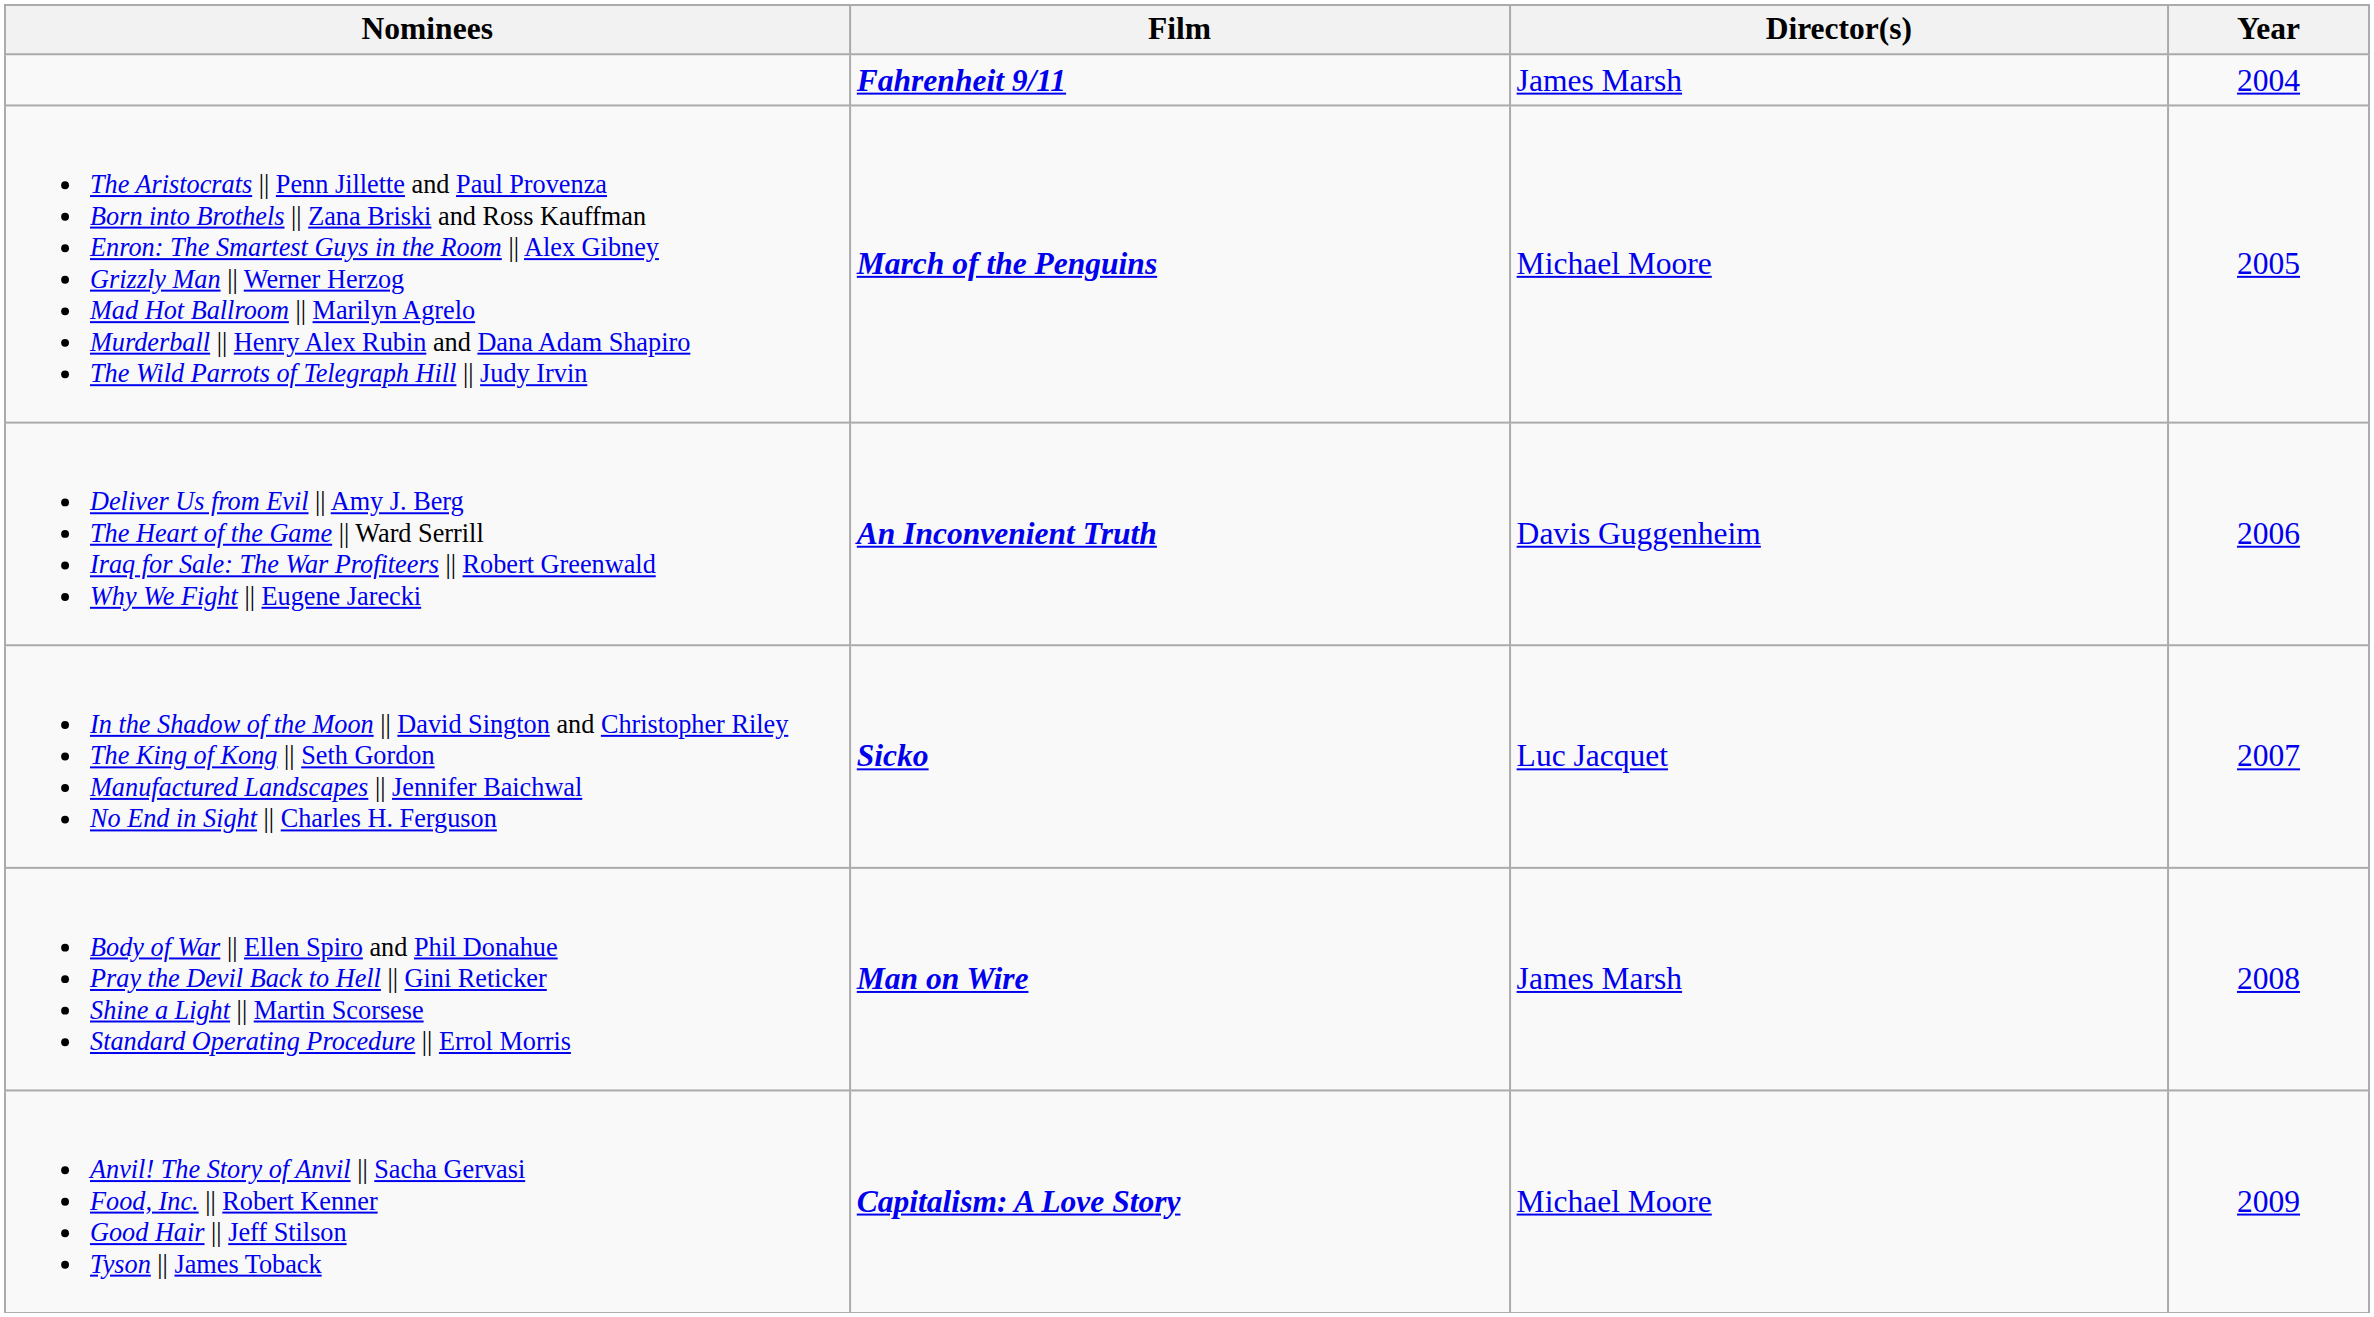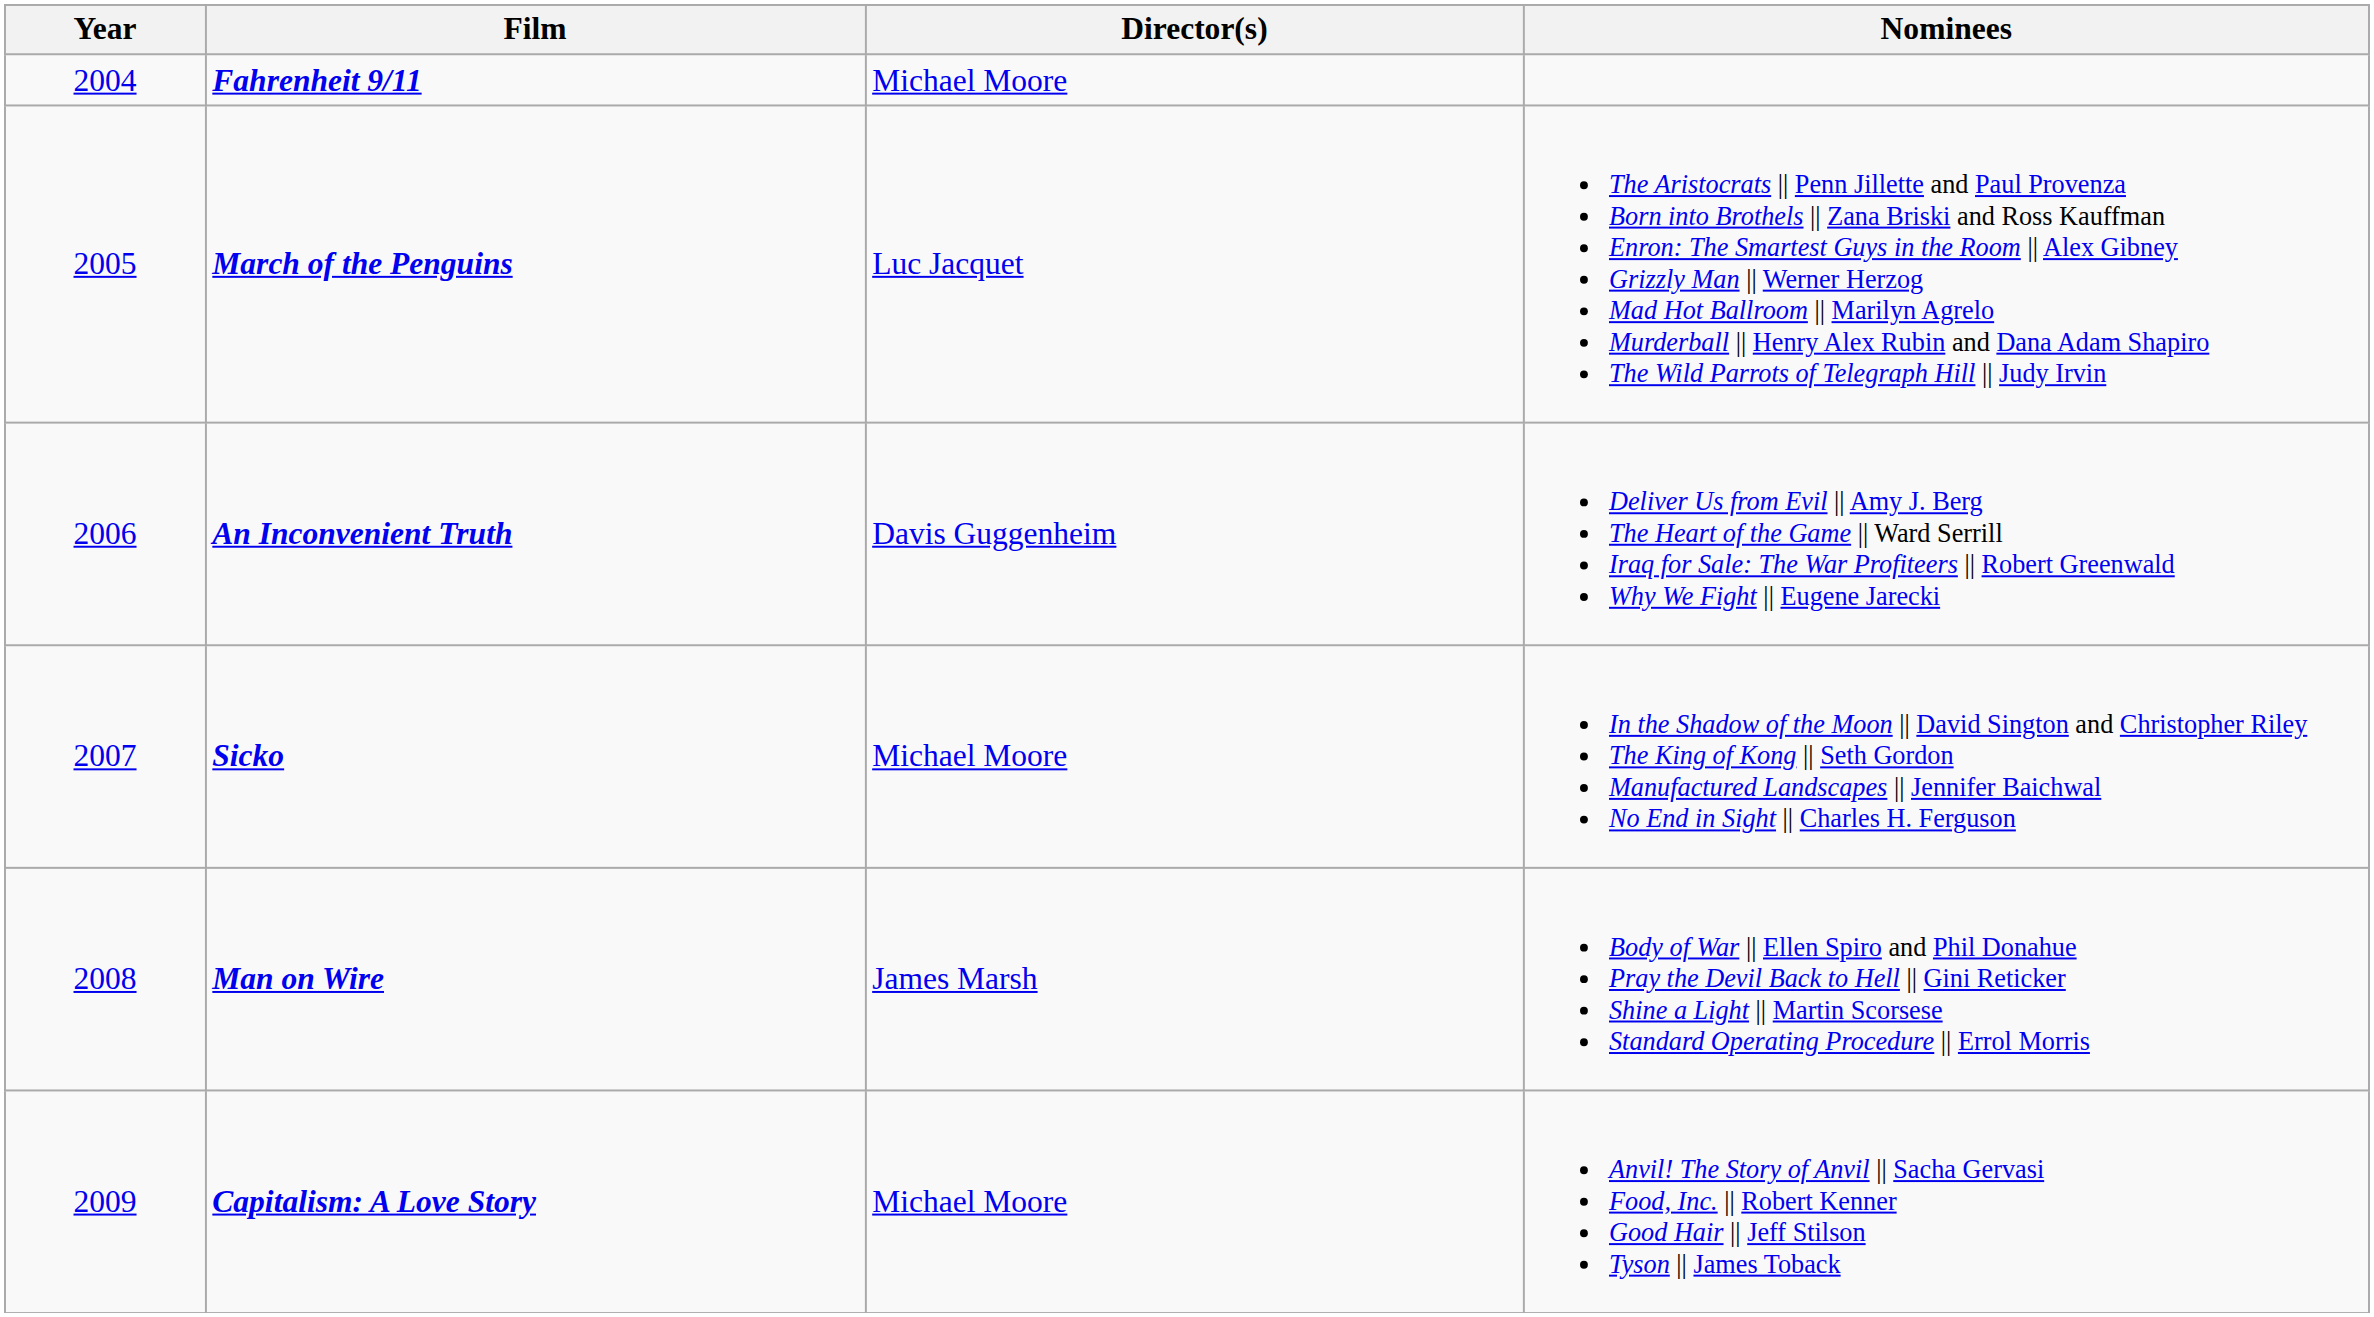columns swapped: (2268, 29) <-> (427, 29)
(1599, 79) James Marsh -> (970, 79) Michael Moore
(1614, 263) Michael Moore -> (948, 263) Luc Jacquet
(1592, 755) Luc Jacquet -> (970, 755) Michael Moore
